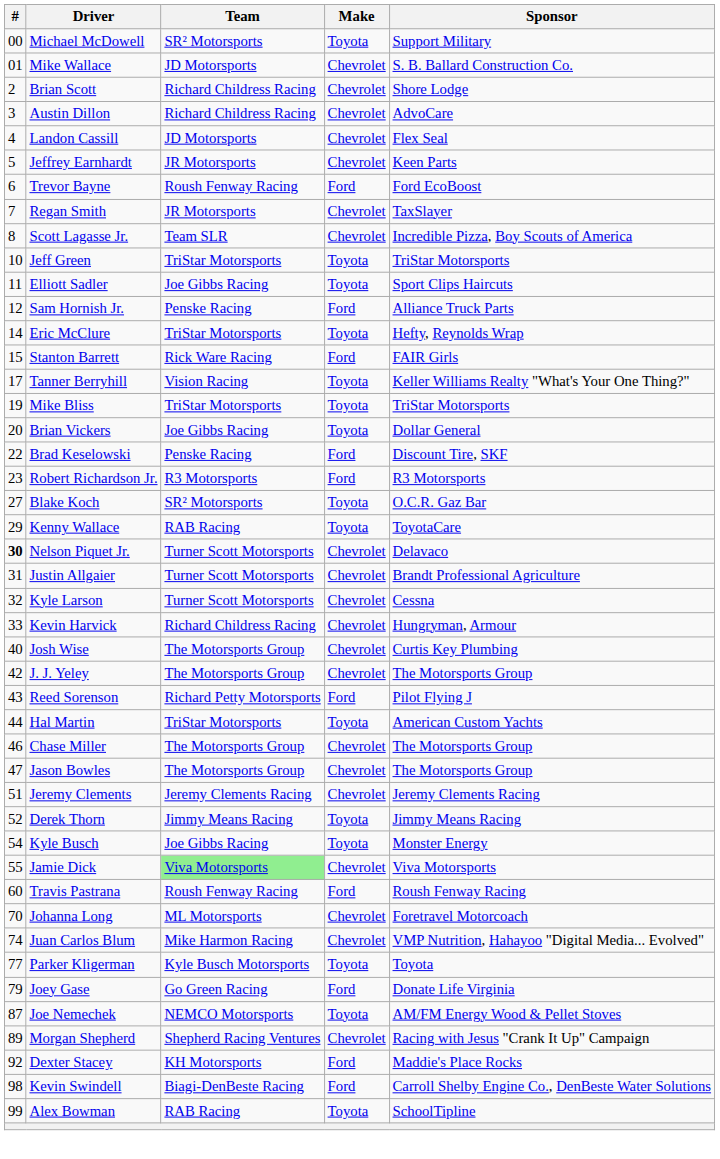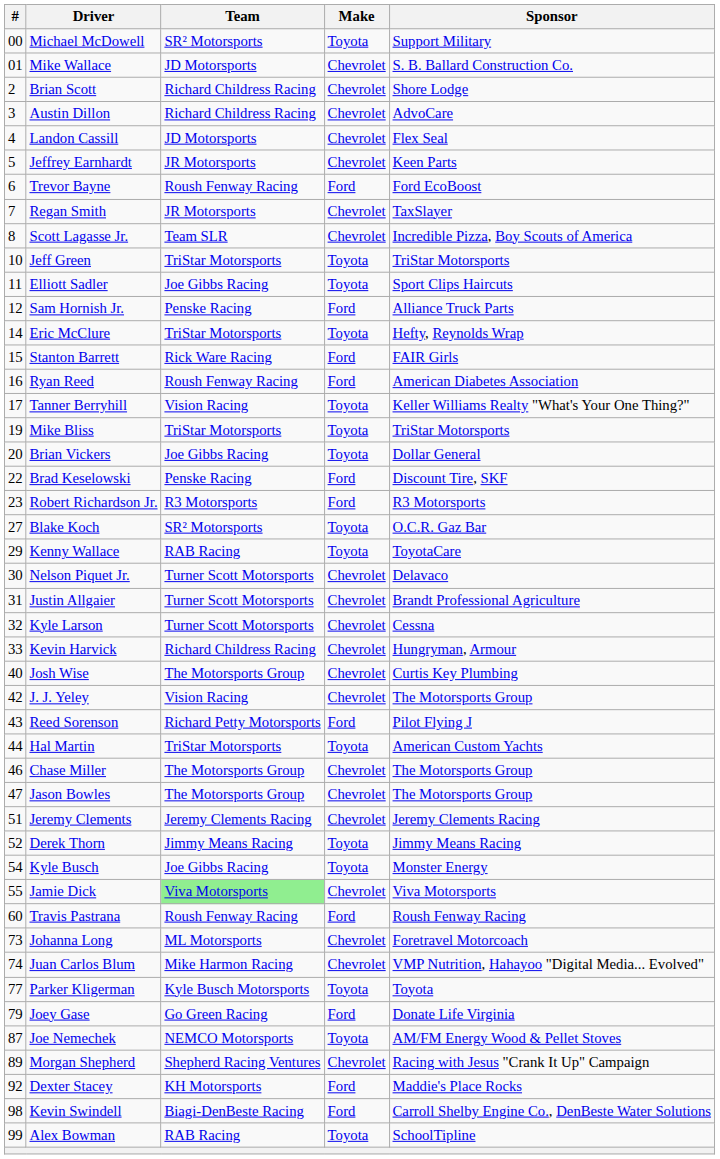+ row: (62, 381)
(15, 551) bold -> (15, 575) normal
(234, 673) The Motorsports Group -> (206, 697) Vision Racing
(15, 916) 70 -> (15, 940) 73
